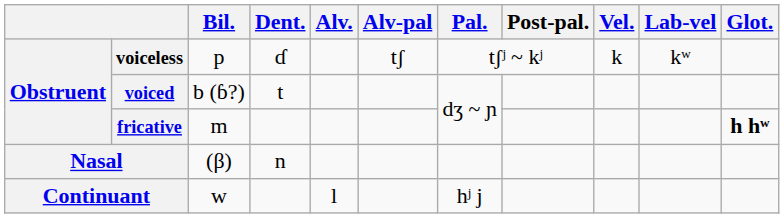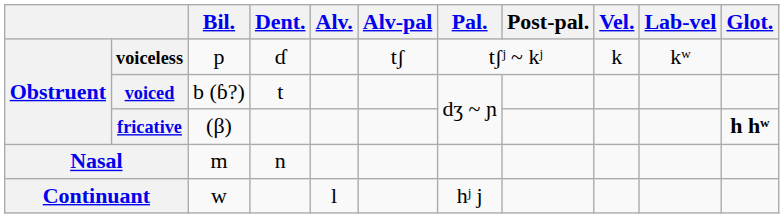(219, 126) m -> (219, 126) (β)
(219, 160) (β) -> (219, 160) m
